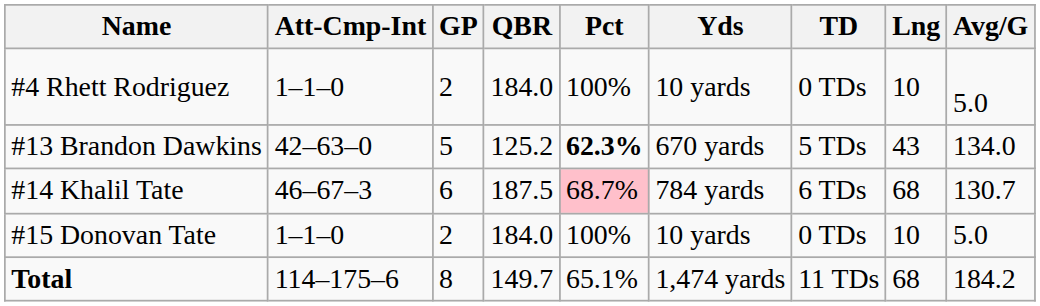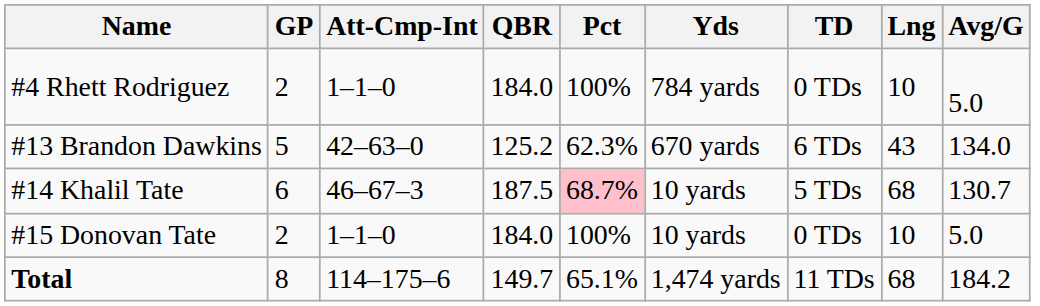columns swapped: (458, 26) <-> (350, 26)
(703, 86) 10 yards -> (705, 86) 784 yards
(604, 146) bold -> (602, 146) normal
(832, 146) 5 TDs -> (828, 146) 6 TDs
(710, 190) 784 yards -> (698, 190) 10 yards
(832, 190) 6 TDs -> (828, 190) 5 TDs
